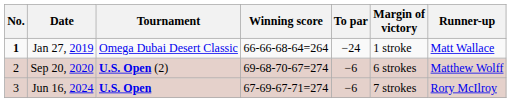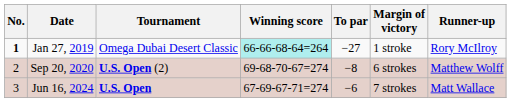(286, 48) no background -> (286, 48) paleturquoise background
(351, 48) −24 -> (351, 48) −27
(462, 48) Matt Wallace -> (464, 48) Rory McIlroy
(351, 68) −6 -> (351, 68) −8
(464, 88) Rory McIlroy -> (462, 88) Matt Wallace
